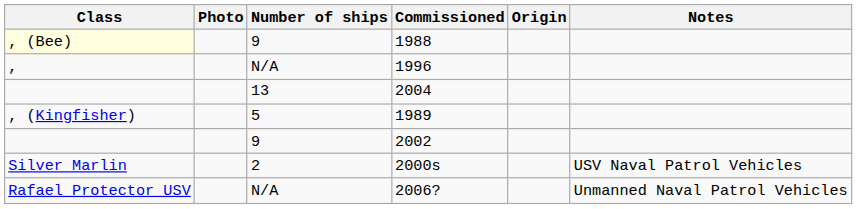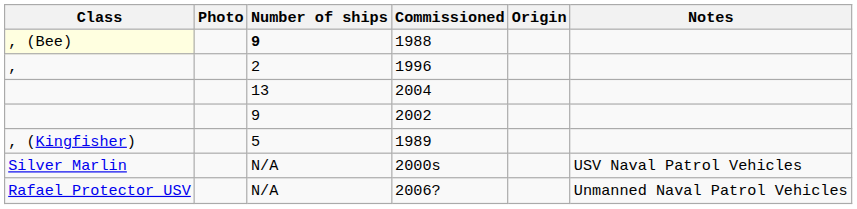(255, 42) normal -> (255, 42) bold
(265, 67) N/A -> (255, 67) 2
rows swapped: (413, 116) <-> (413, 141)
(255, 166) 2 -> (265, 166) N/A
